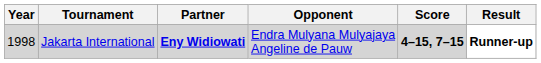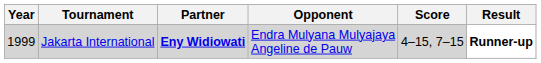(21, 41) 1998 -> (21, 41) 1999
(432, 41) bold -> (432, 41) normal
